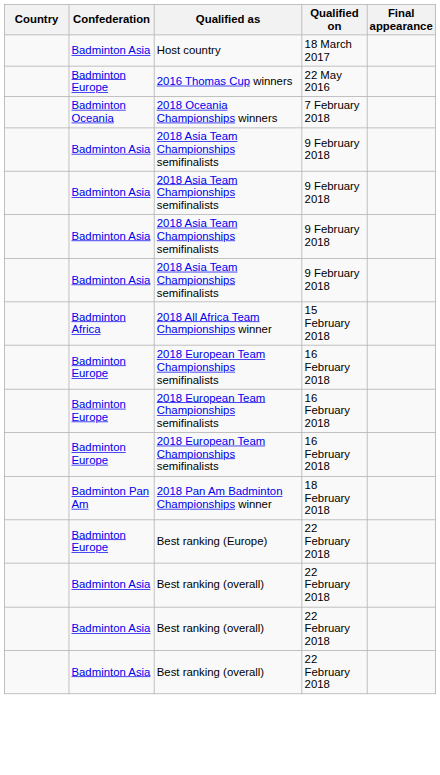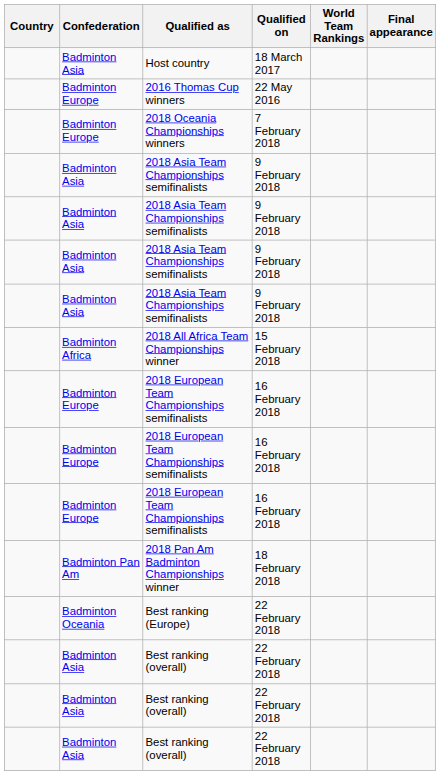+ column: (339, 26)
(99, 112) Badminton Oceania -> (89, 131) Badminton Europe
(99, 541) Badminton Europe -> (89, 618) Badminton Oceania
